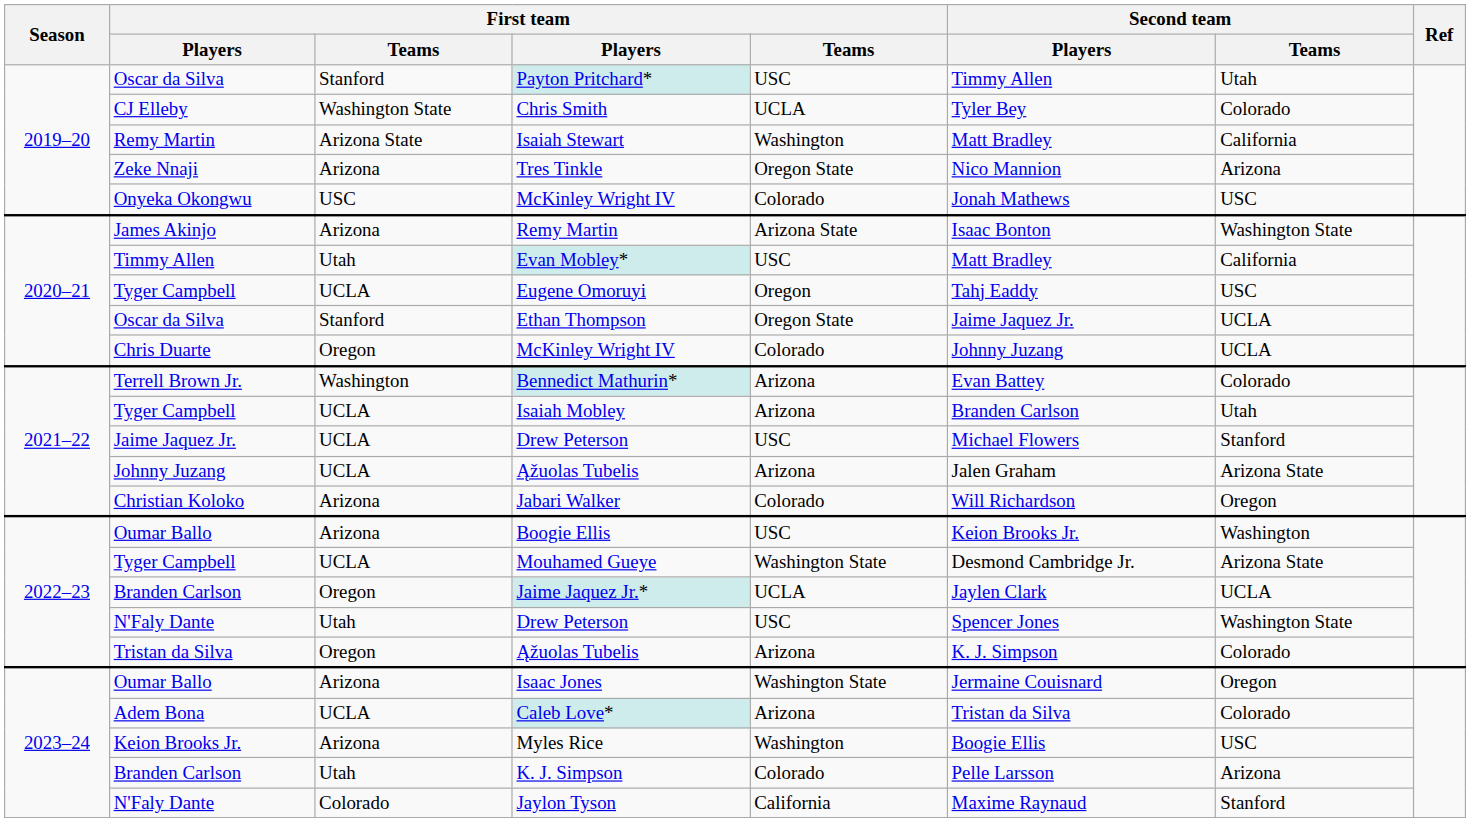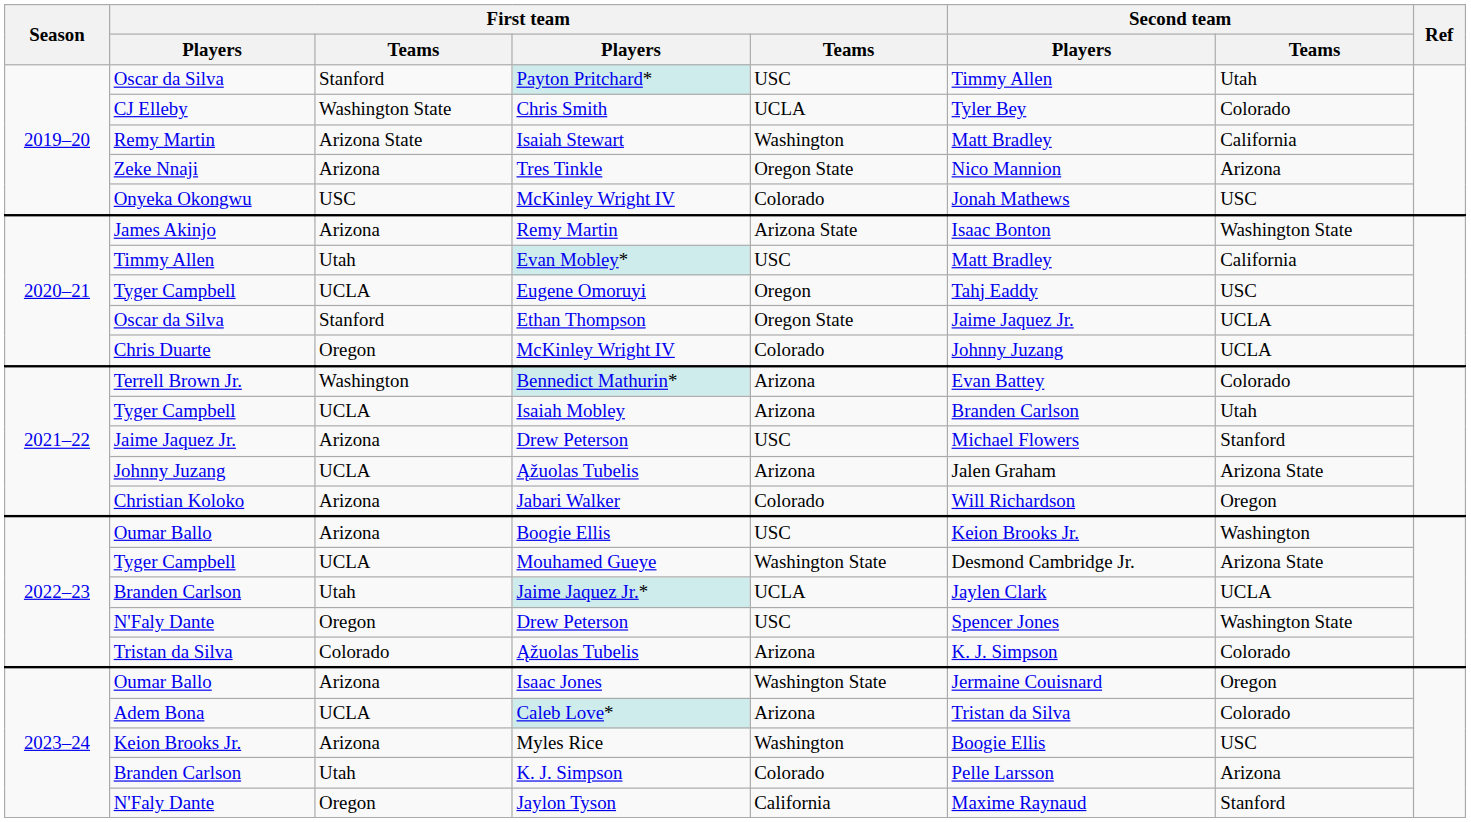(345, 441) UCLA -> (350, 441) Arizona
(347, 591) Oregon -> (337, 591) Utah
(337, 621) Utah -> (347, 621) Oregon
(347, 651) Oregon -> (354, 651) Colorado
(354, 802) Colorado -> (347, 802) Oregon
